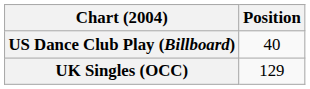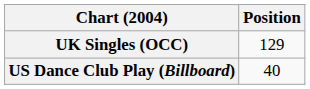rows swapped: (122, 71) <-> (122, 44)
